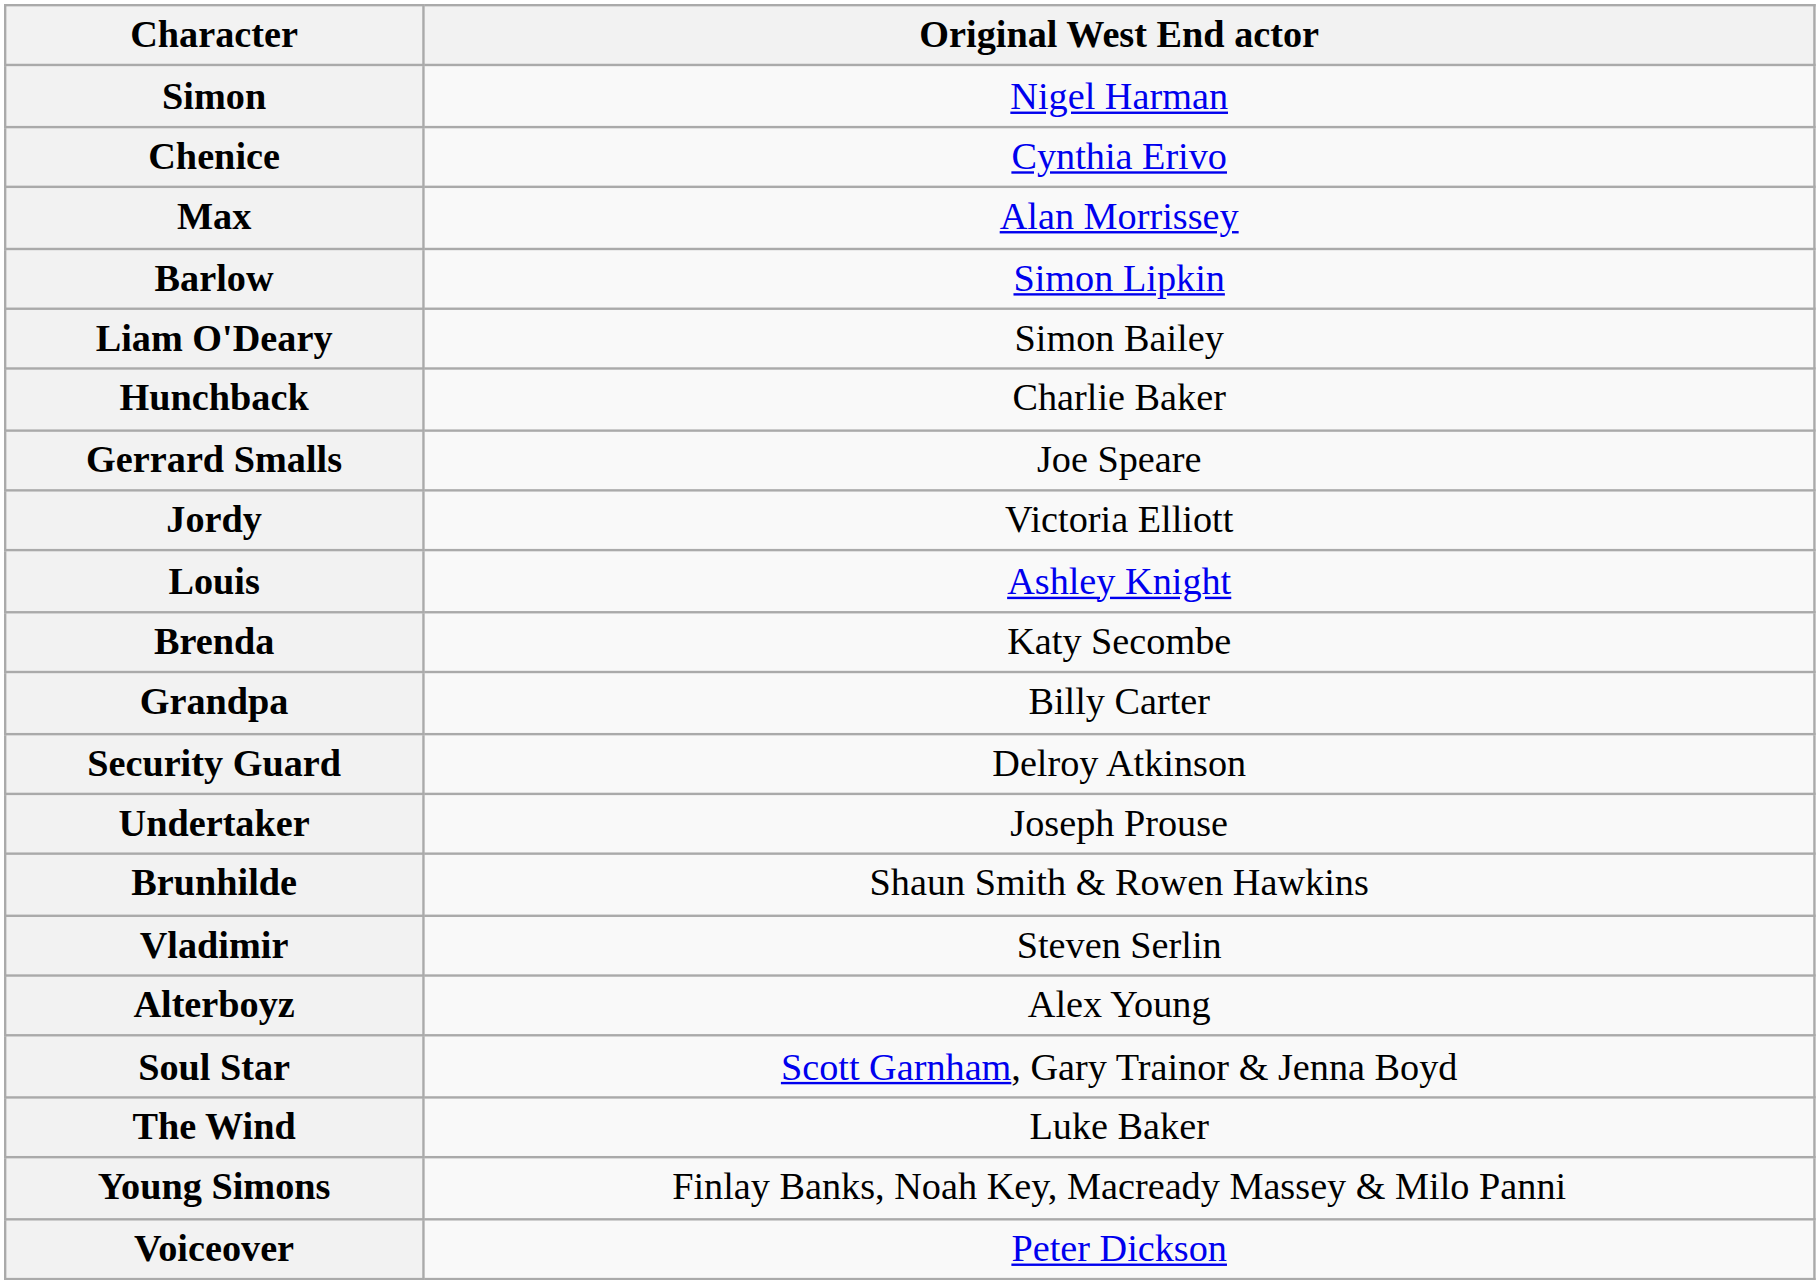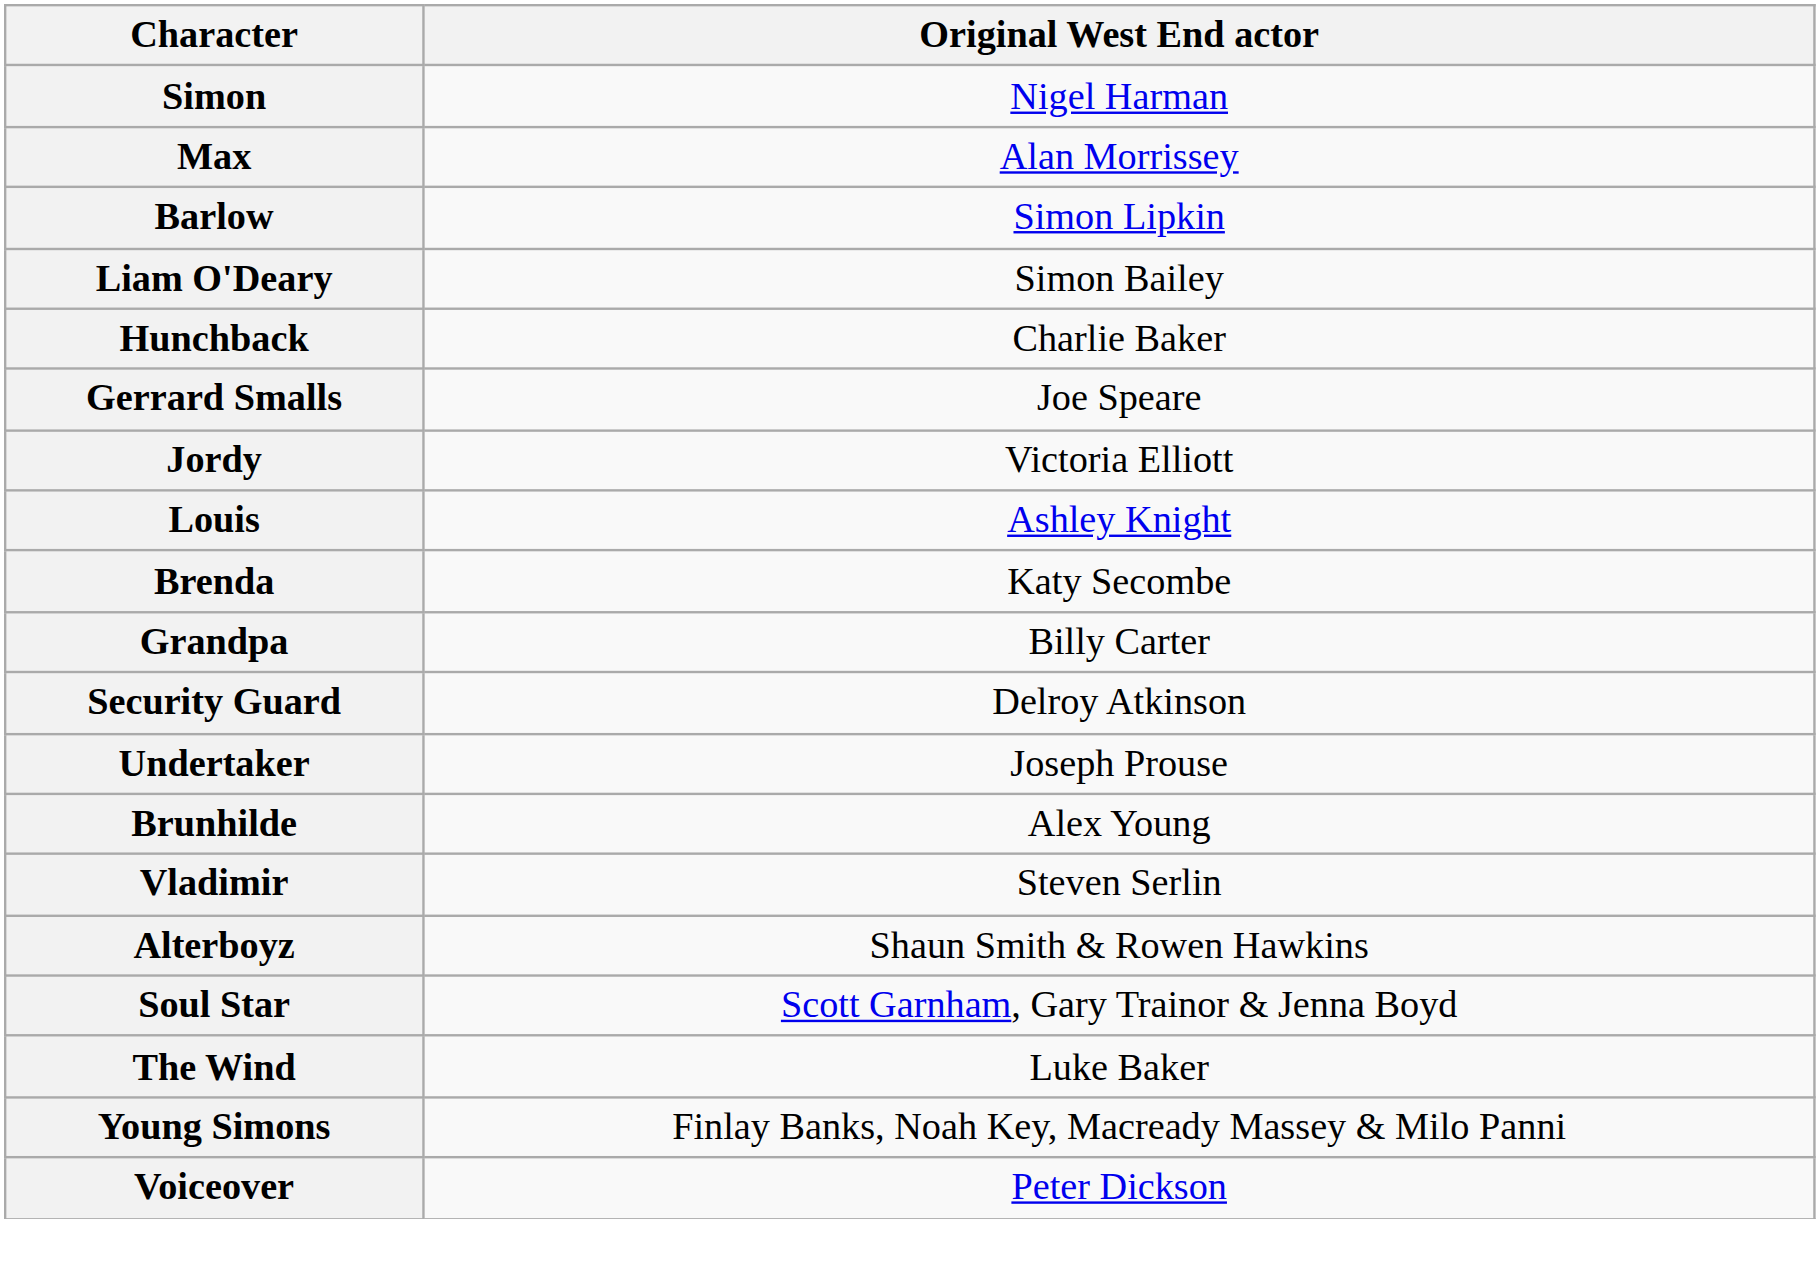- row: (214, 156)
(1119, 883) Shaun Smith & Rowen Hawkins -> (1119, 823) Alex Young
(1119, 1005) Alex Young -> (1119, 944) Shaun Smith & Rowen Hawkins
